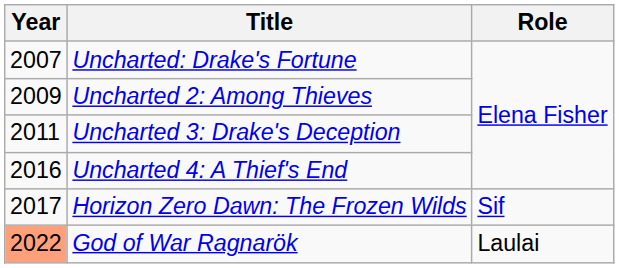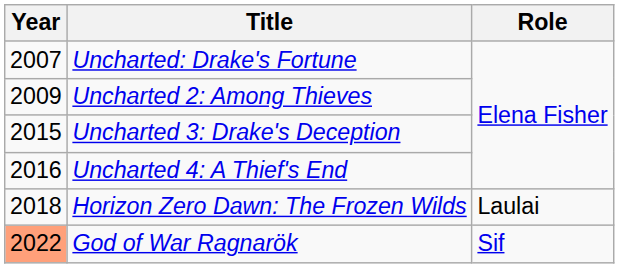(35, 133) 2011 -> (36, 133) 2015
(36, 206) 2017 -> (36, 206) 2018
(491, 206) Sif -> (508, 206) Laulai
(508, 243) Laulai -> (491, 243) Sif
